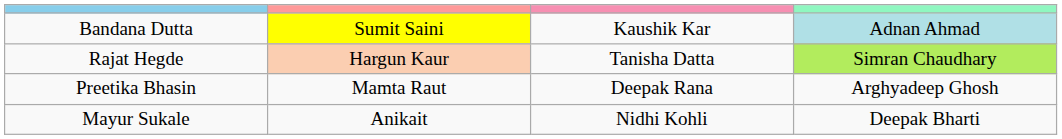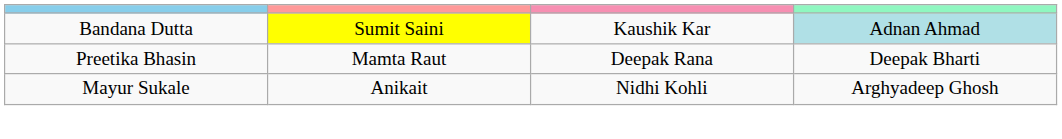- row: (136, 58)
(925, 88) Arghyadeep Ghosh -> (925, 58) Deepak Bharti
(925, 118) Deepak Bharti -> (925, 88) Arghyadeep Ghosh
